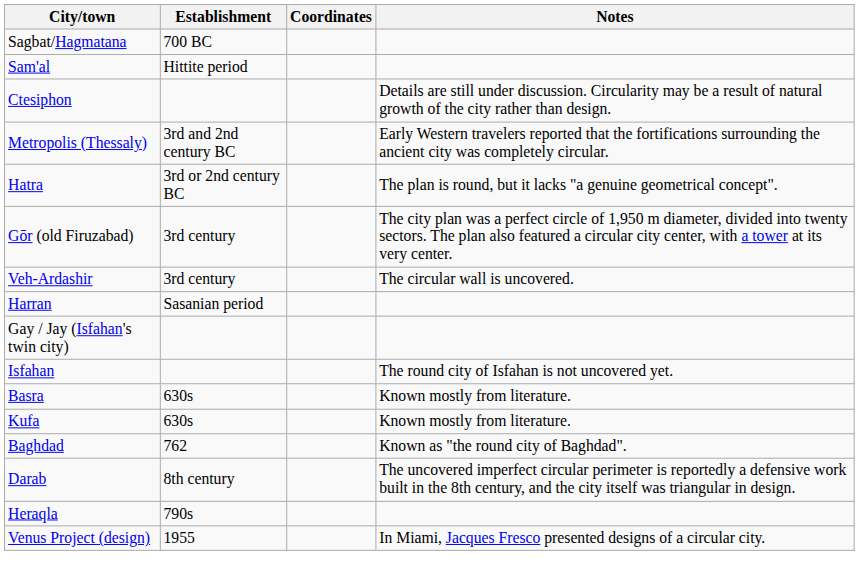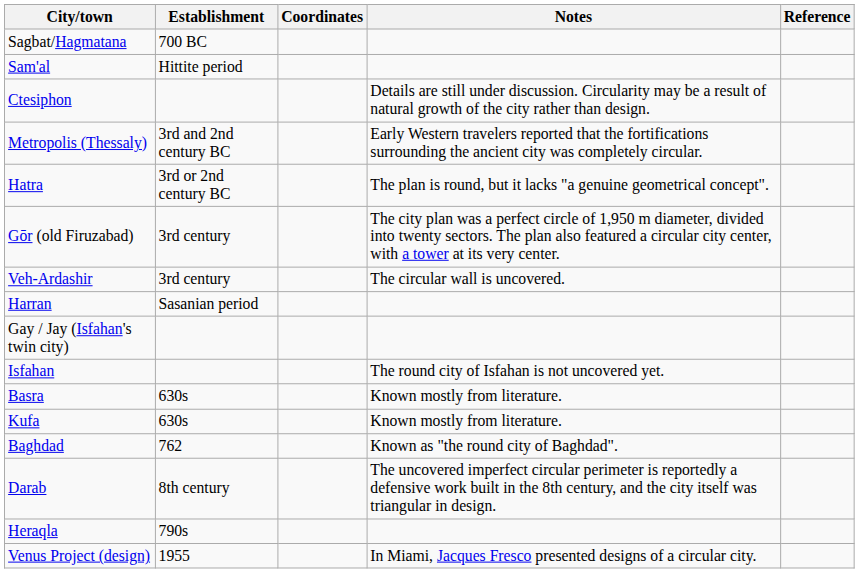+ column: (817, 16)
